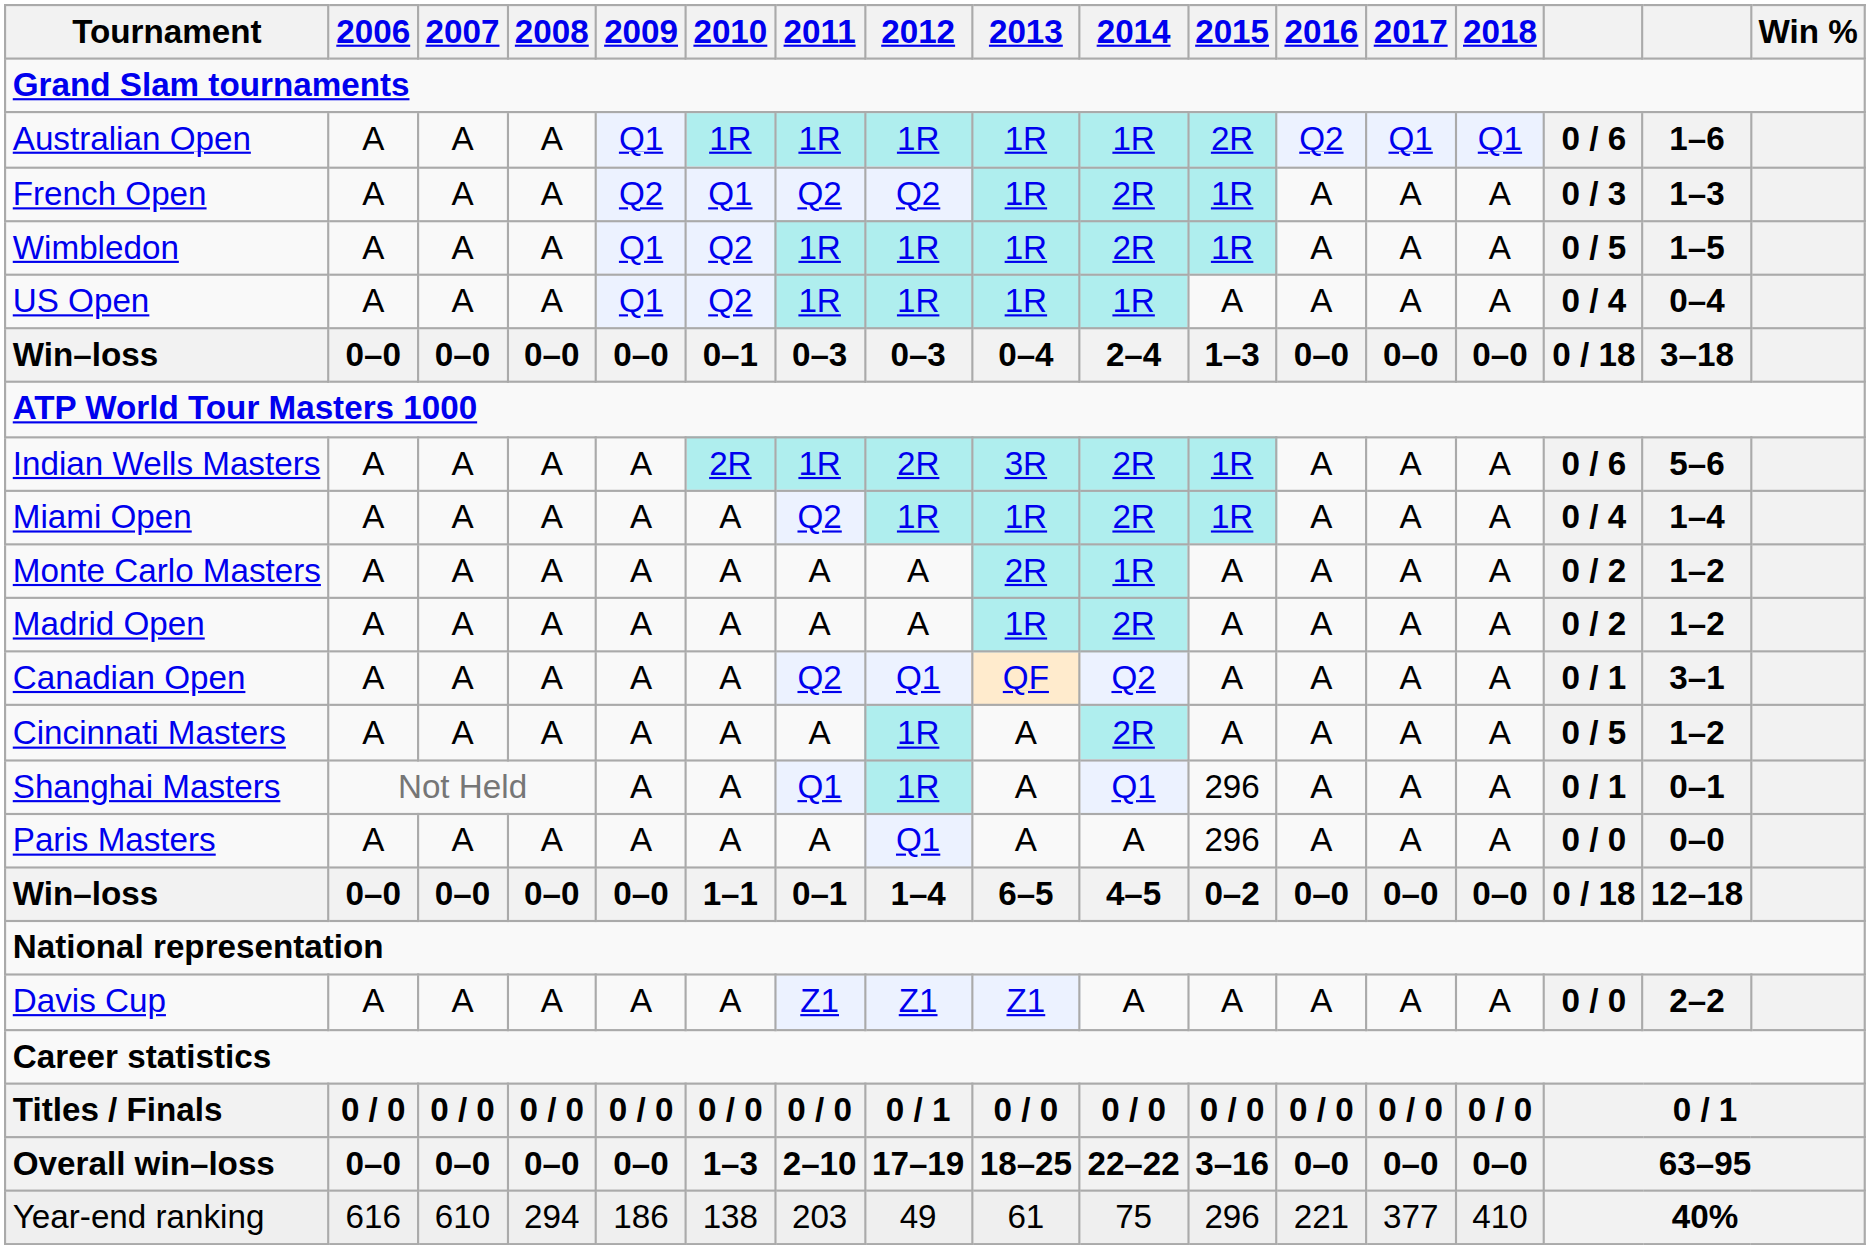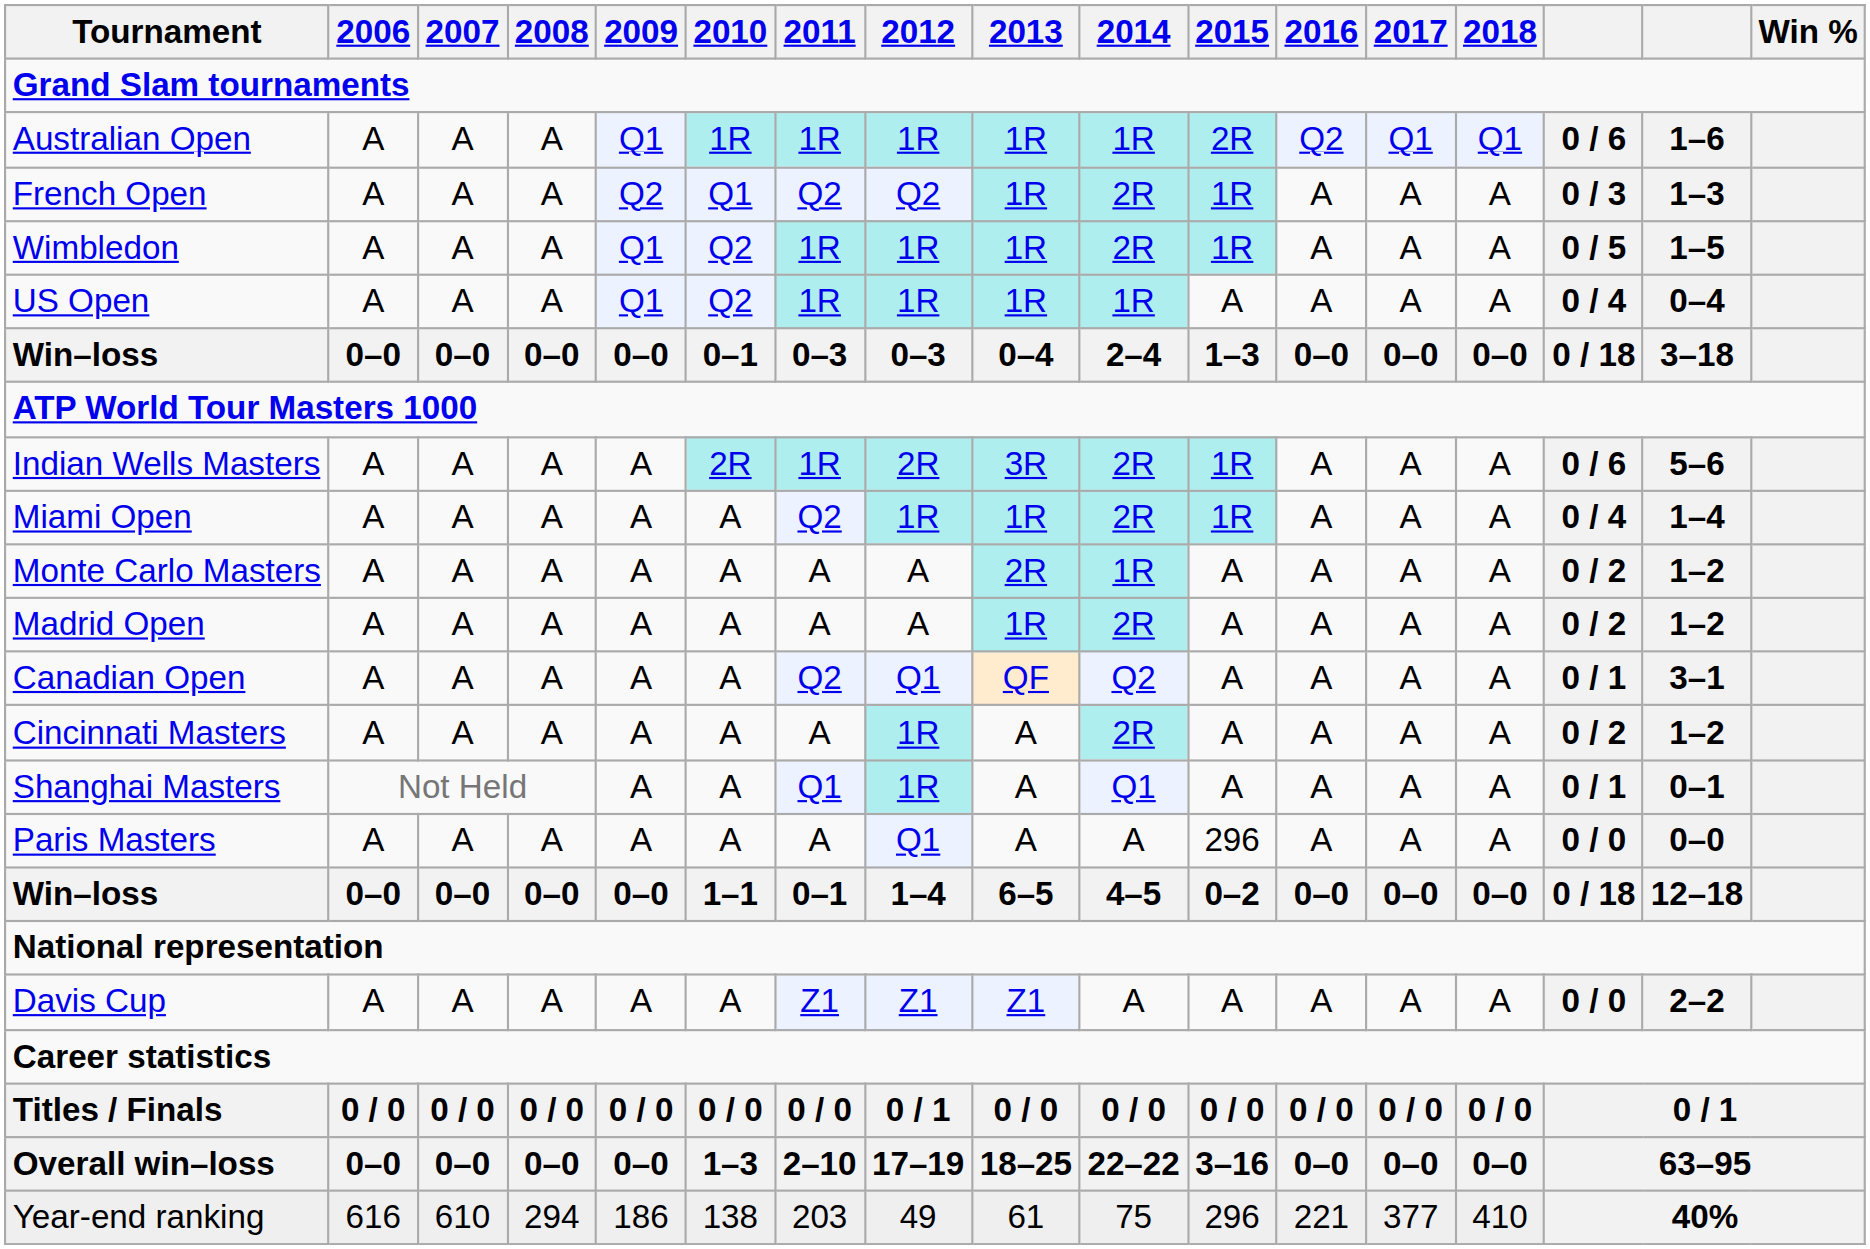(1594, 731) 0 / 5 -> (1594, 731) 0 / 2
(1232, 785) 296 -> (1232, 785) A
